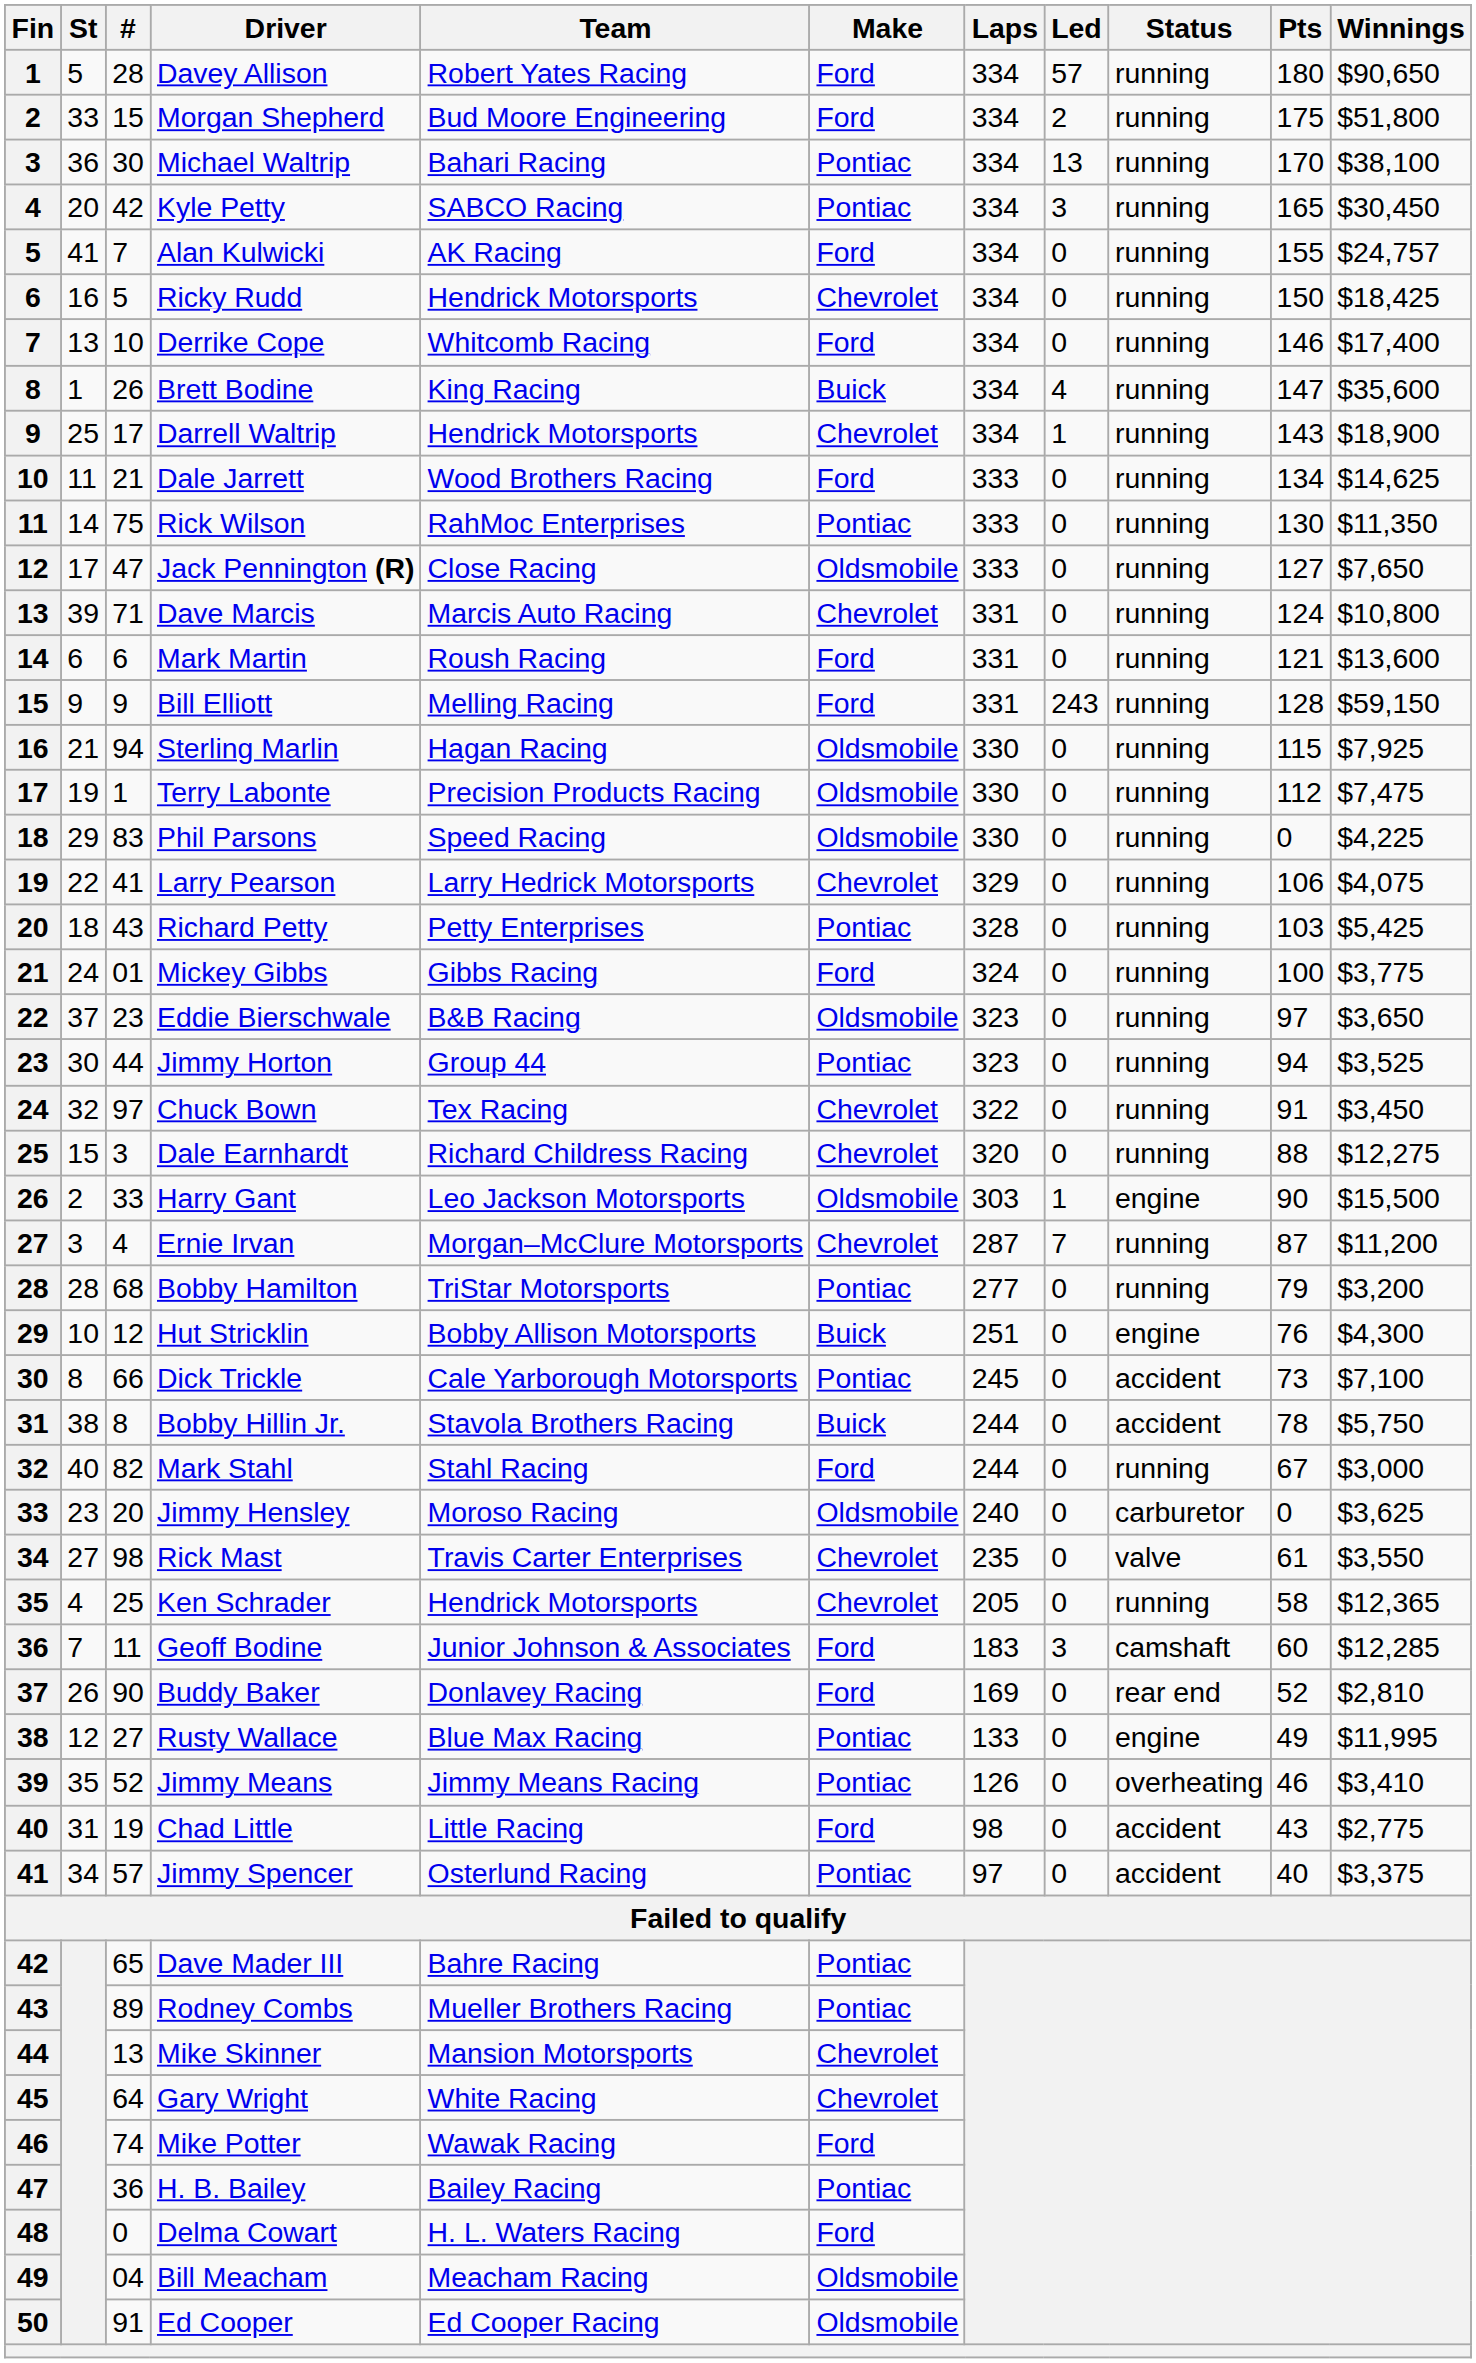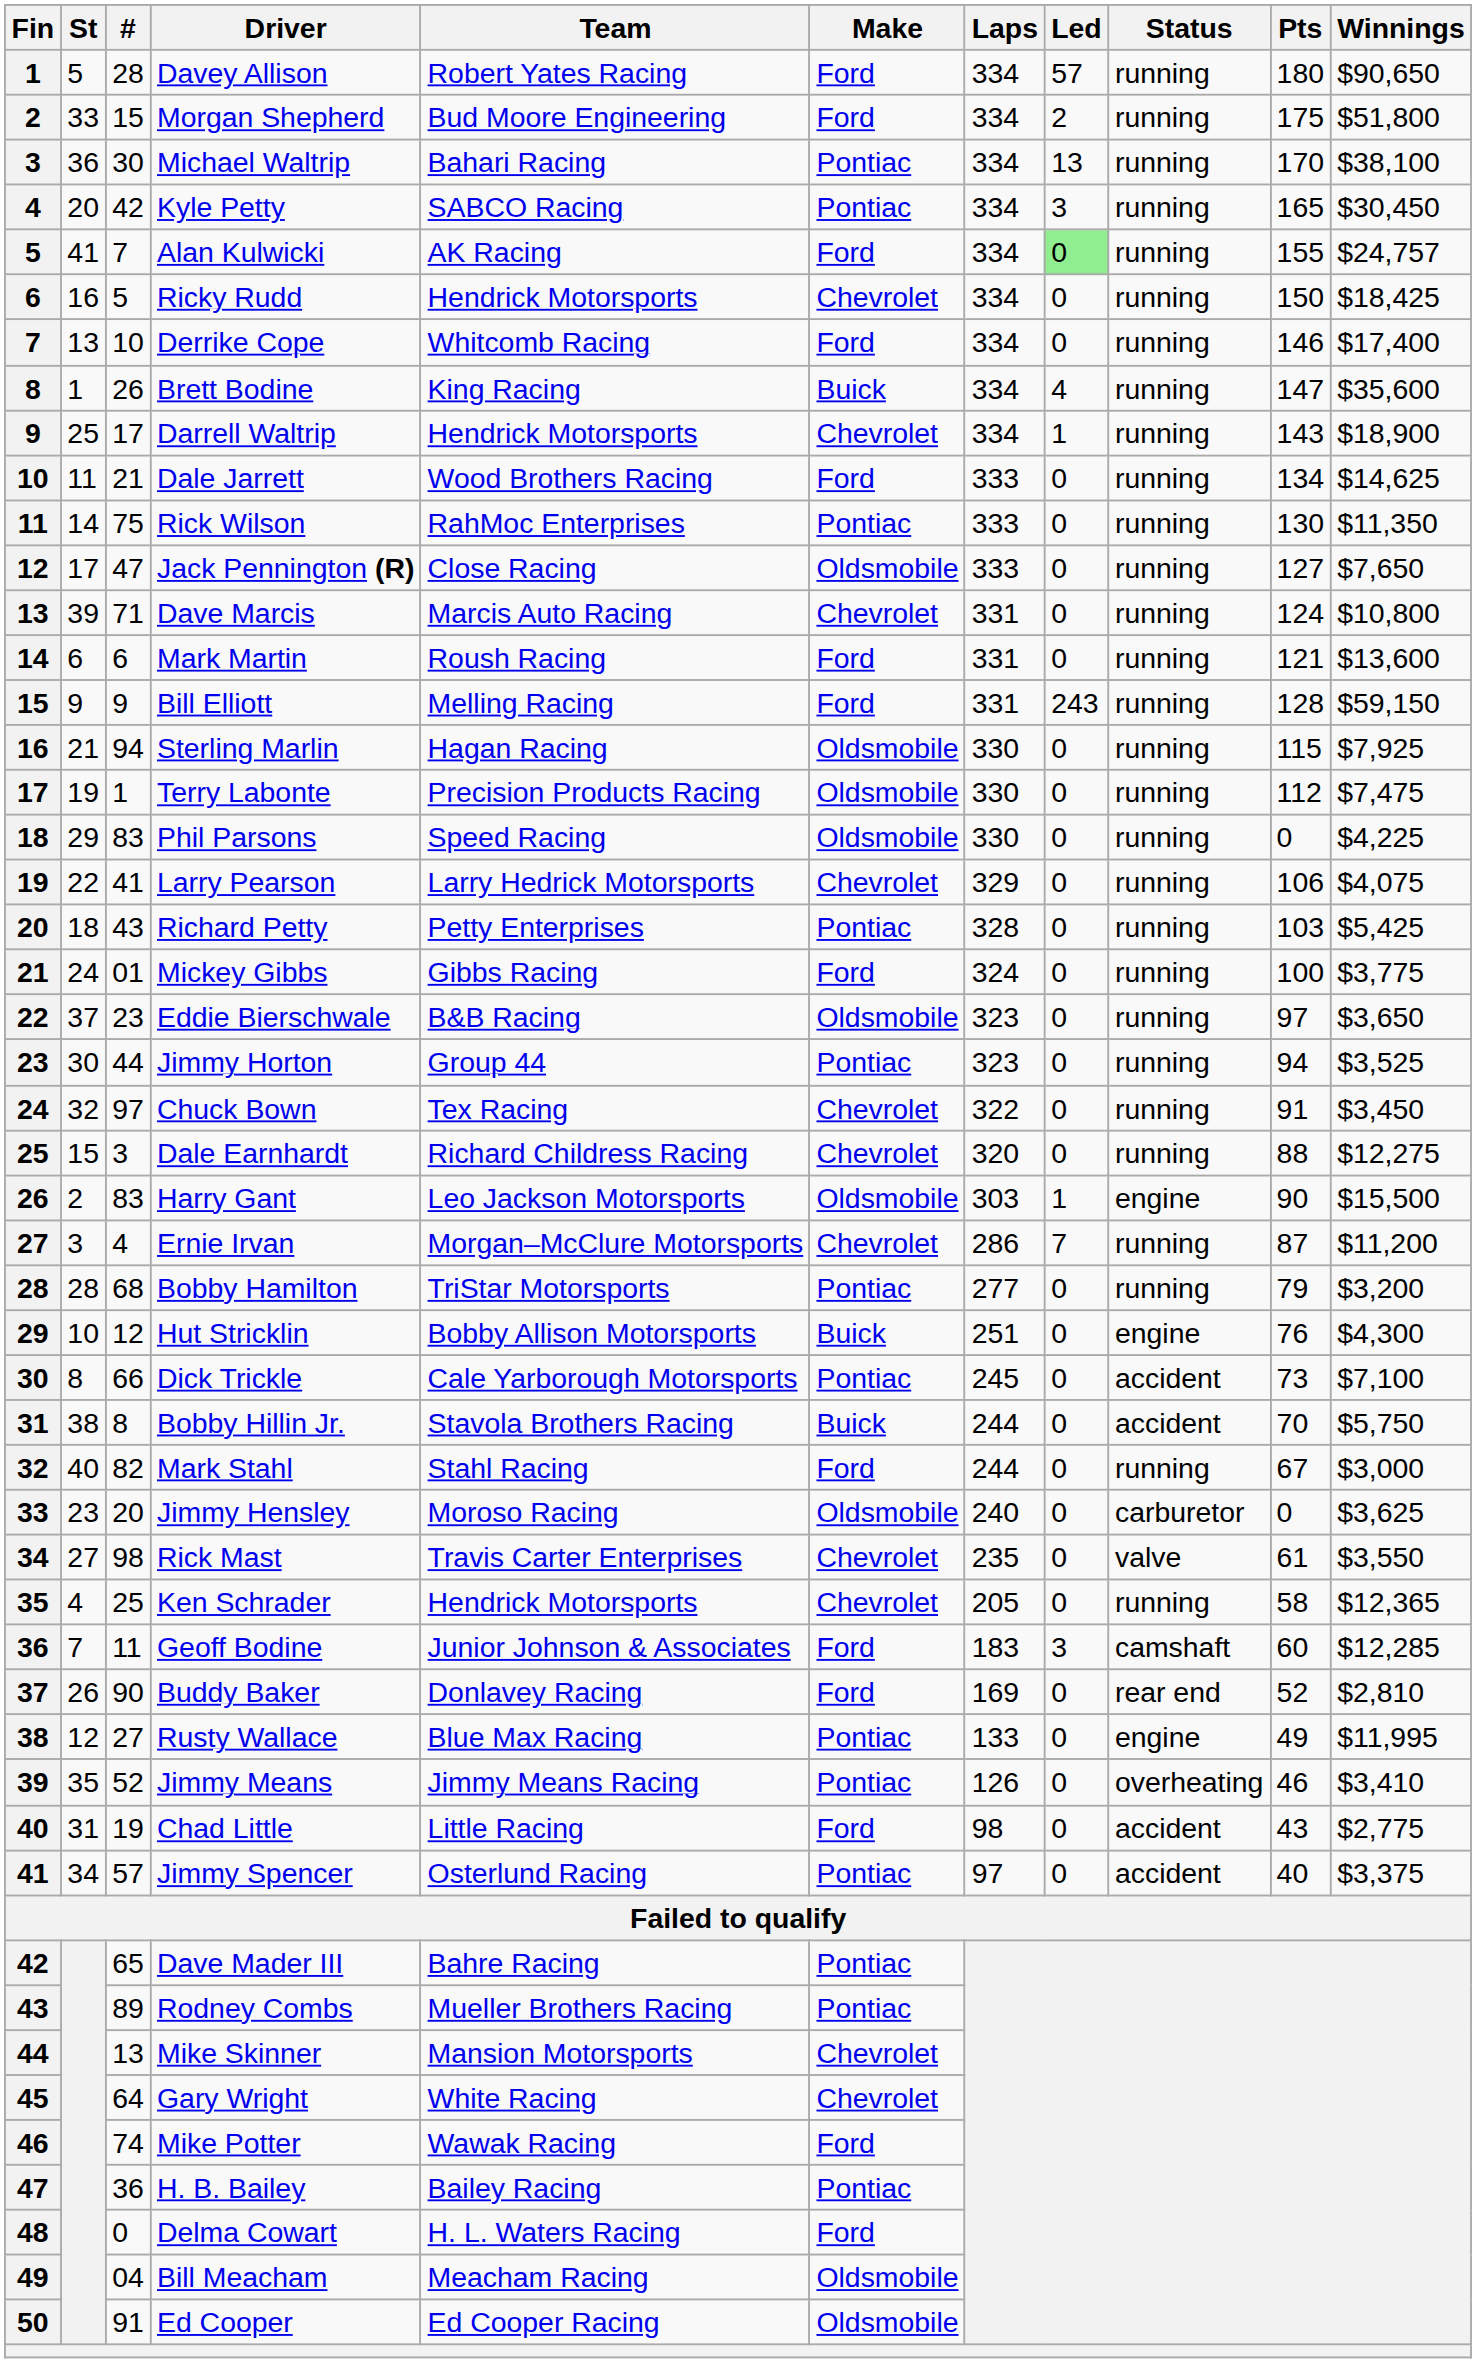(1059, 253) no background -> (1059, 253) lightgreen background
(128, 1198) 33 -> (128, 1198) 83
(995, 1243) 287 -> (995, 1243) 286
(1292, 1423) 78 -> (1292, 1423) 70
